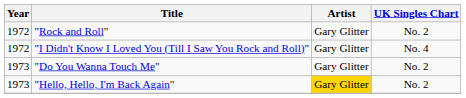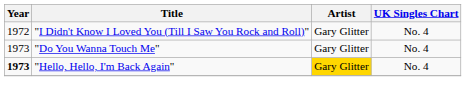- row: (71, 31)
(416, 66) No. 2 -> (416, 48) No. 4
(18, 84) normal -> (18, 66) bold
(416, 84) No. 2 -> (416, 66) No. 4
